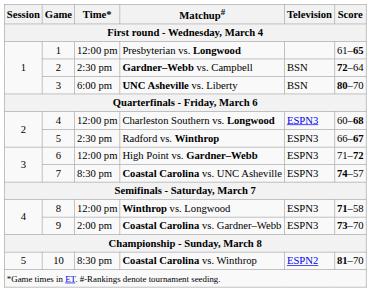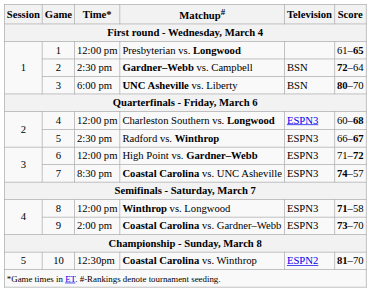(95, 261) 8:30 pm -> (96, 261) 12:30pm
